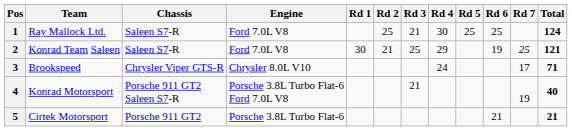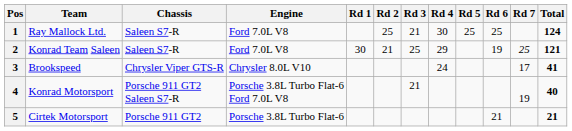(552, 68) 71 -> (552, 68) 41
